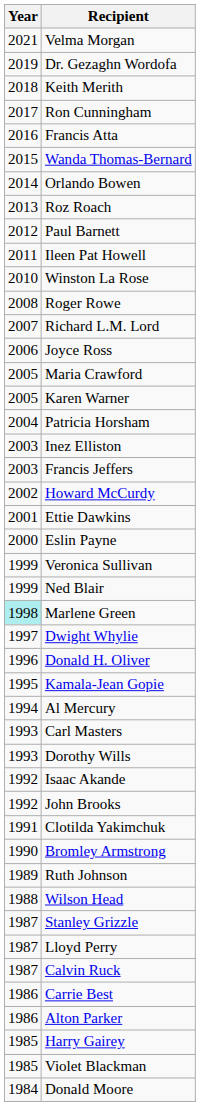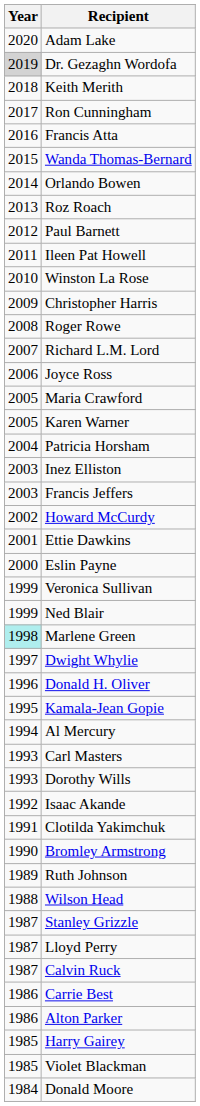- row: (90, 40)
+ row: (80, 40)
(23, 64) no background -> (23, 64) lightgrey background
+ row: (101, 302)
- row: (83, 803)
